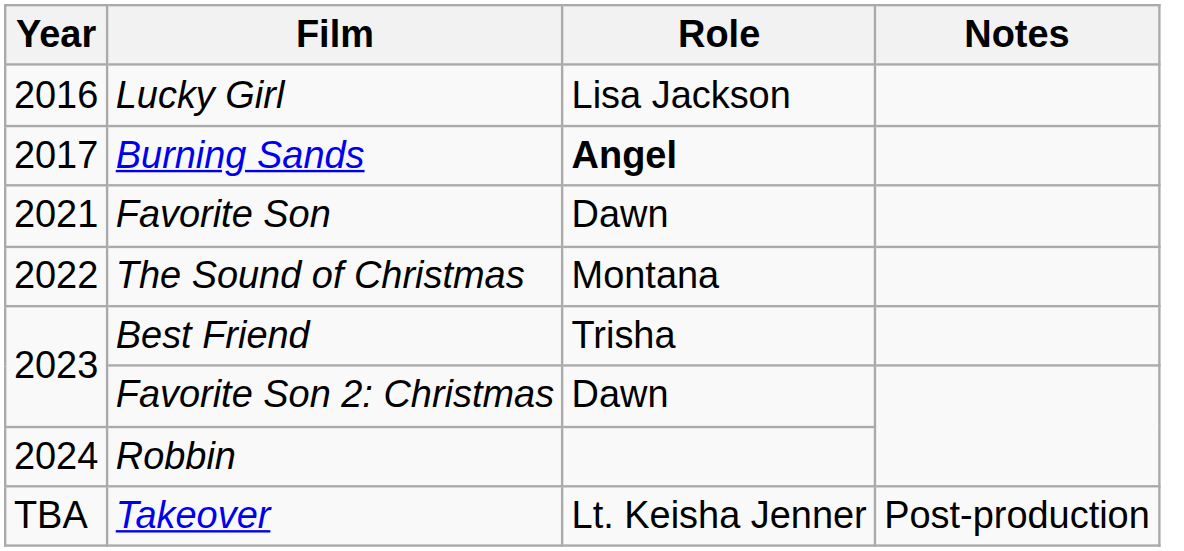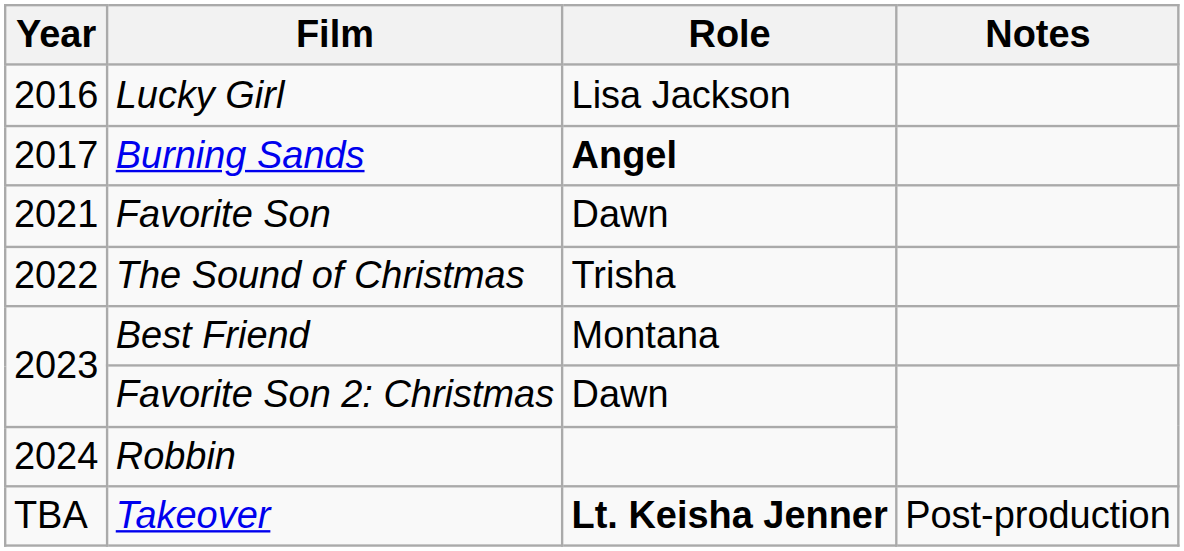(645, 275) Montana -> (624, 275) Trisha
(624, 335) Trisha -> (645, 335) Montana
(719, 515) normal -> (730, 515) bold
